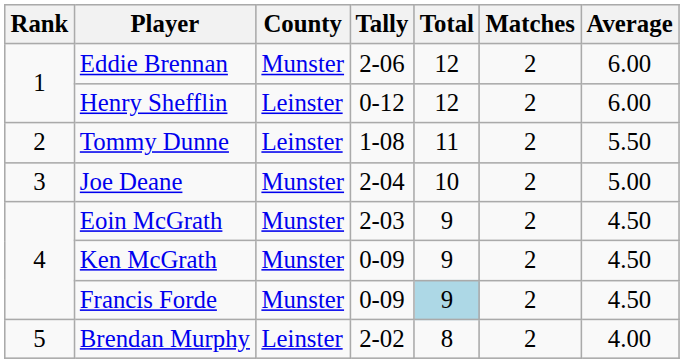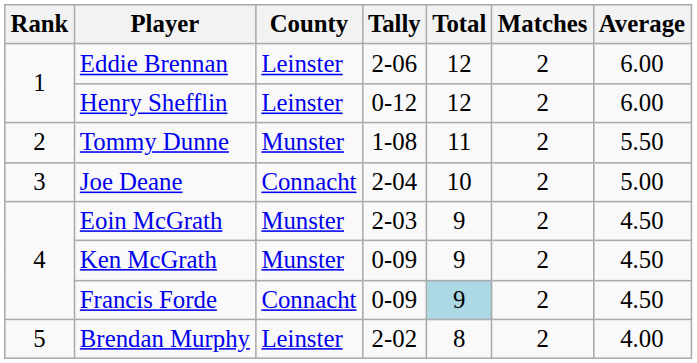(303, 63) Munster -> (302, 63) Leinster
(302, 142) Leinster -> (303, 142) Munster
(303, 181) Munster -> (309, 181) Connacht
(303, 299) Munster -> (309, 299) Connacht
